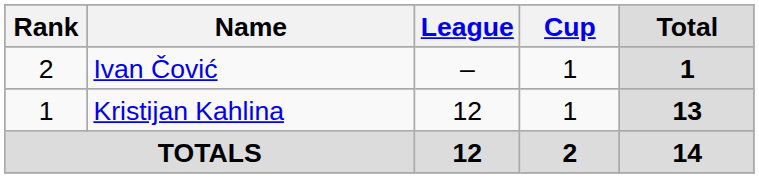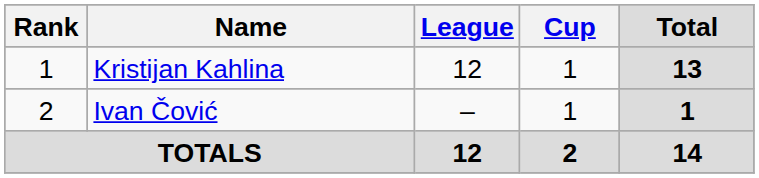rows swapped: (189, 110) <-> (155, 68)
